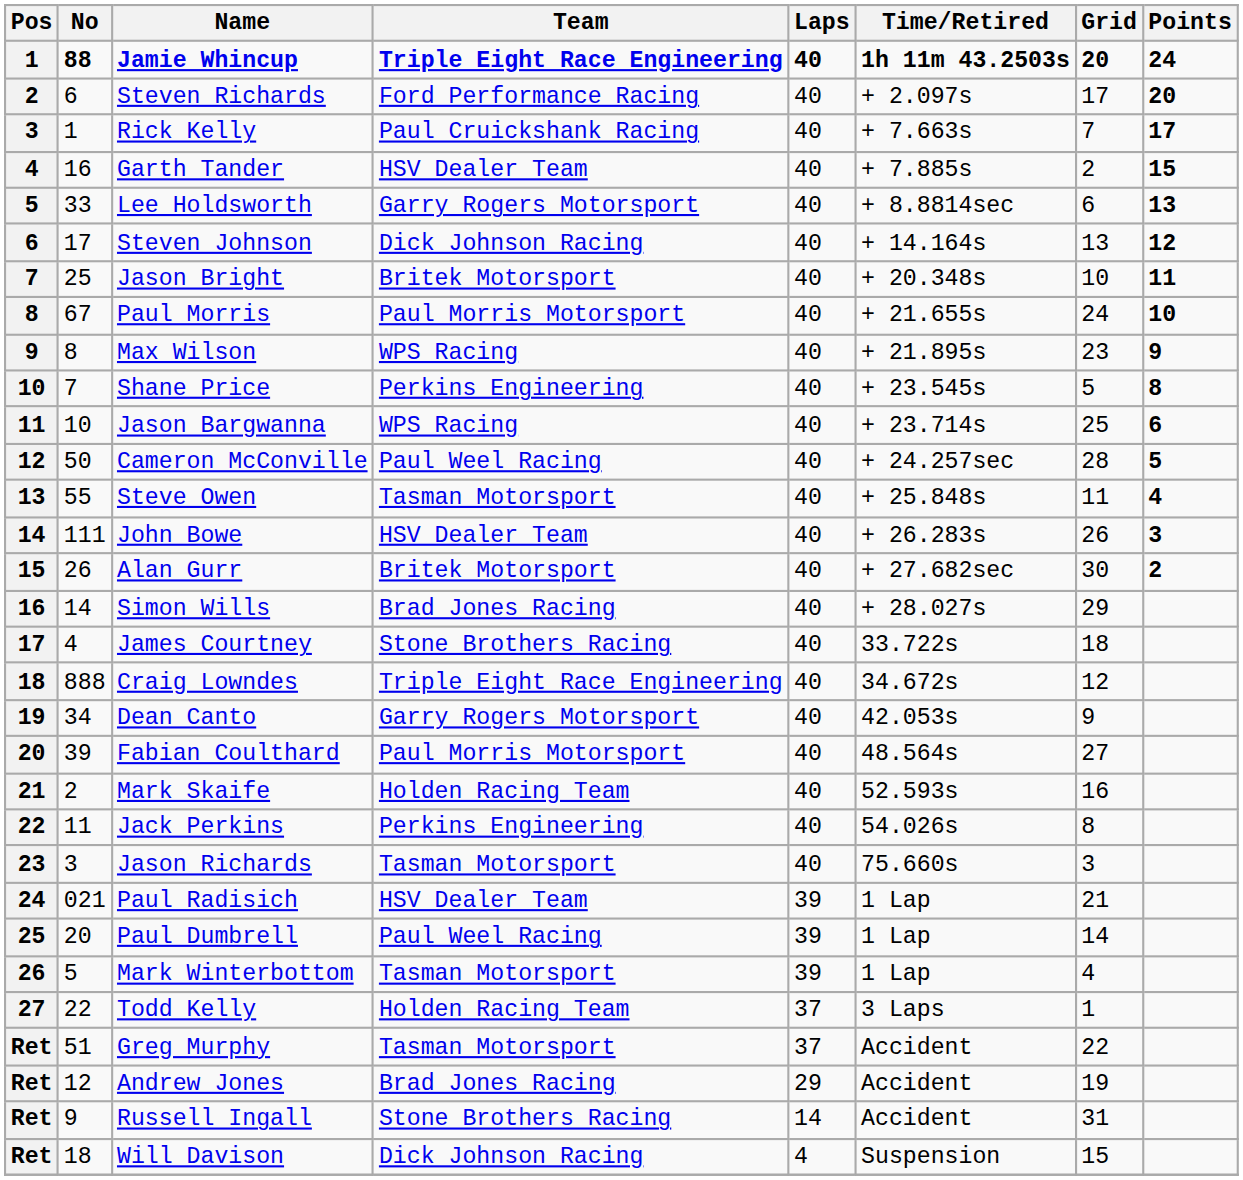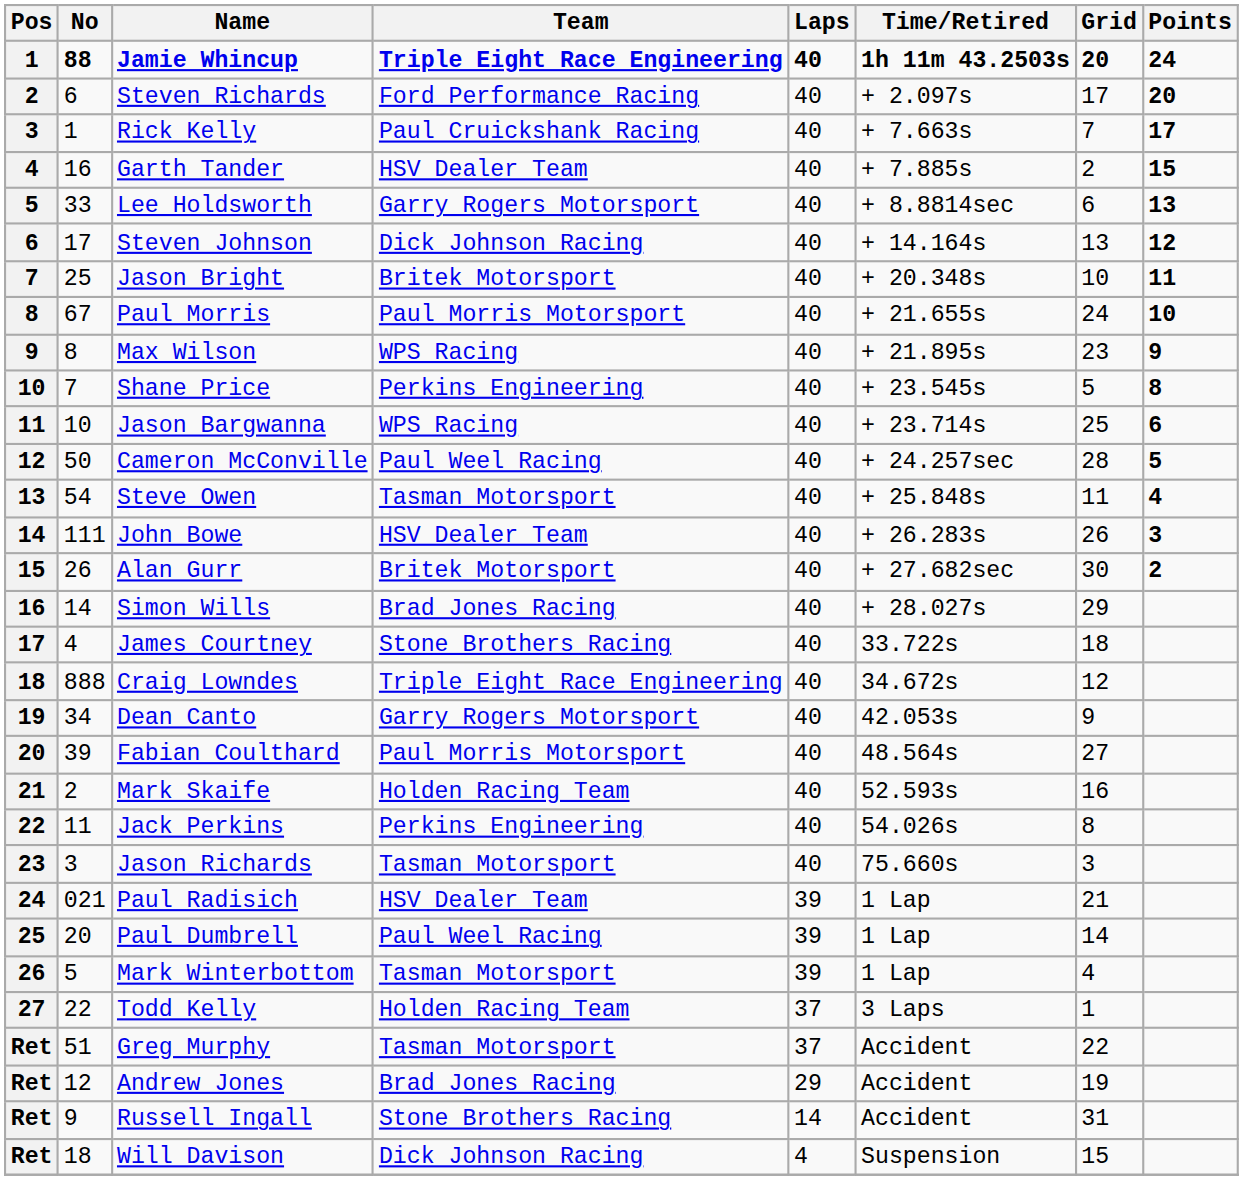(78, 499) 55 -> (78, 499) 54
